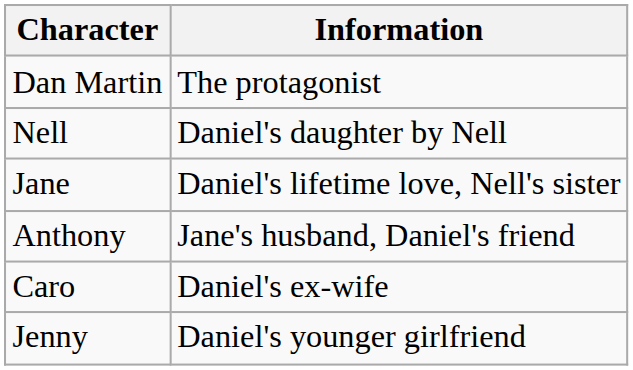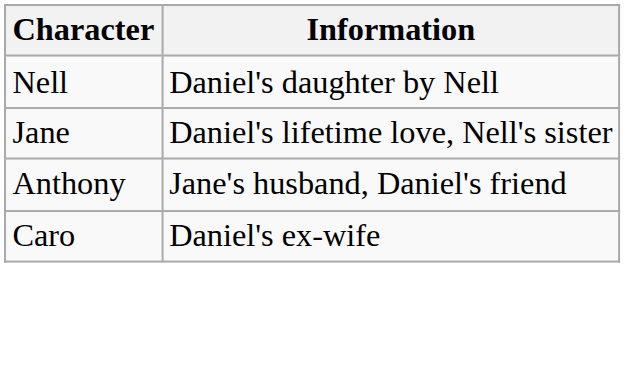- row: (87, 81)
- row: (50, 337)
